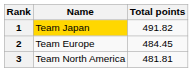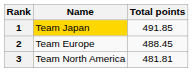(158, 28) 491.82 -> (158, 28) 491.85
(158, 43) 484.45 -> (158, 43) 488.45
